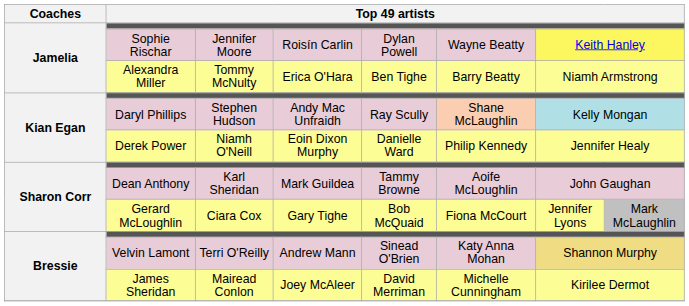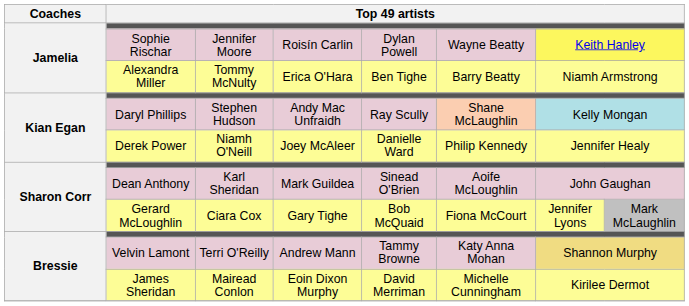(318, 146) Eoin Dixon Murphy -> (318, 146) Joey McAleer
(399, 184) Tammy Browne -> (399, 184) Sinead O'Brien
(399, 253) Sinead O'Brien -> (399, 253) Tammy Browne
(318, 285) Joey McAleer -> (318, 285) Eoin Dixon Murphy
